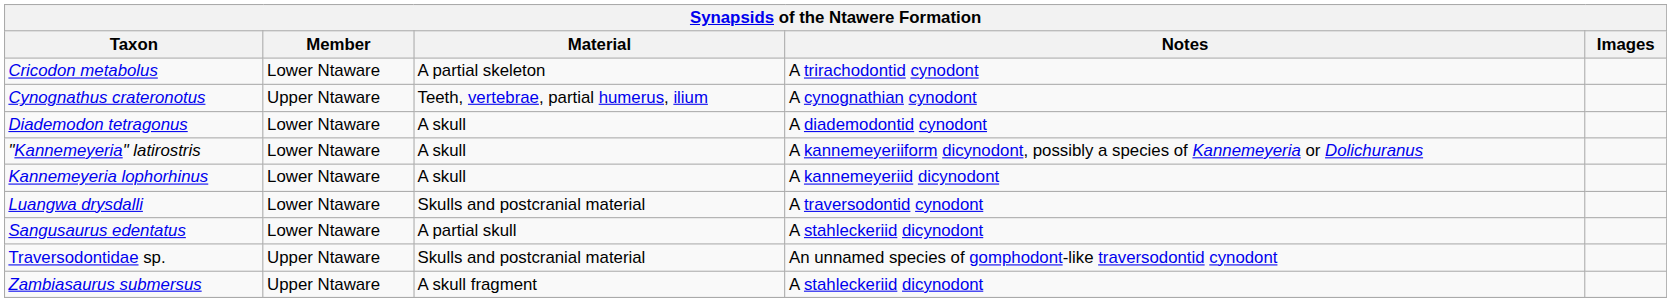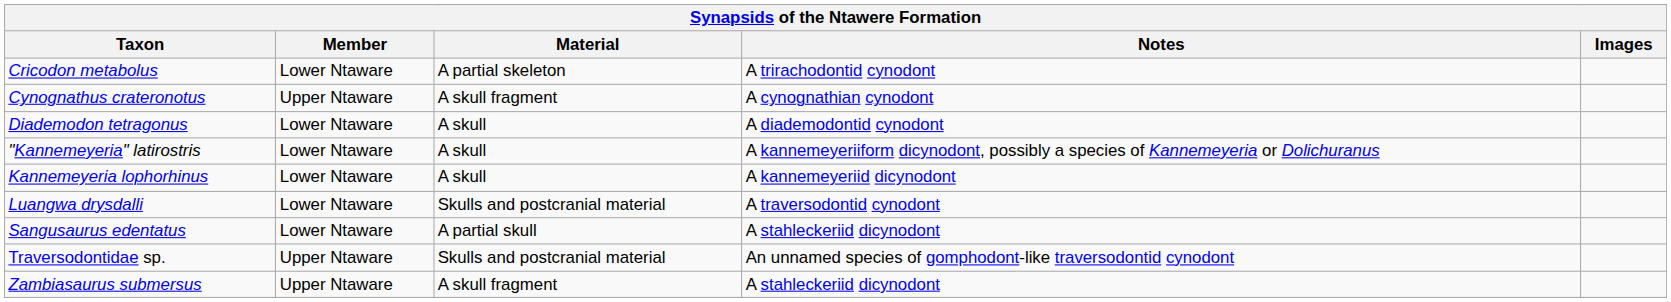(563, 97) Teeth, vertebrae, partial humerus, ilium -> (497, 97) A skull fragment
